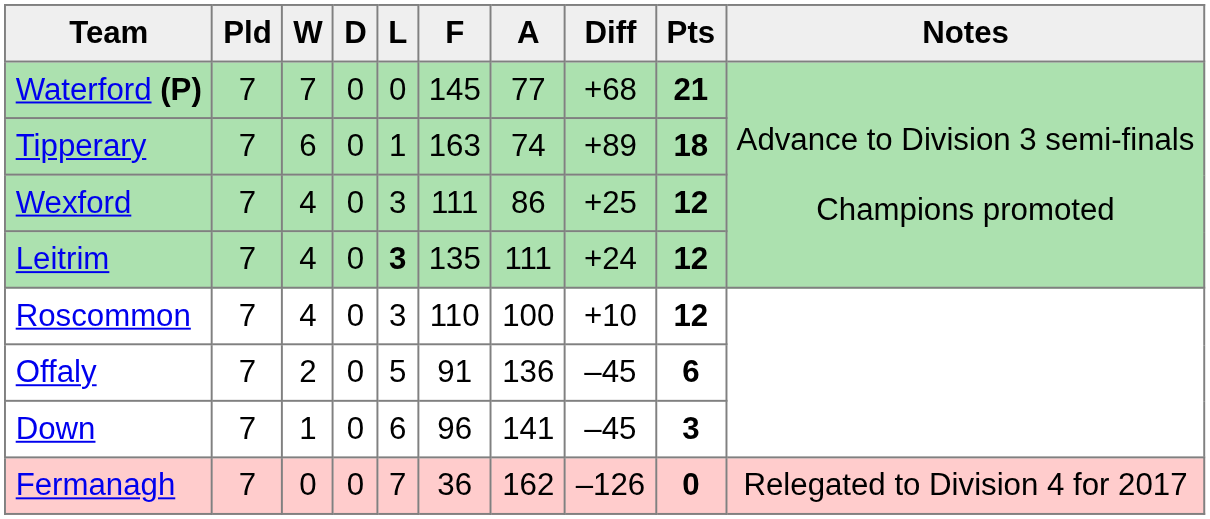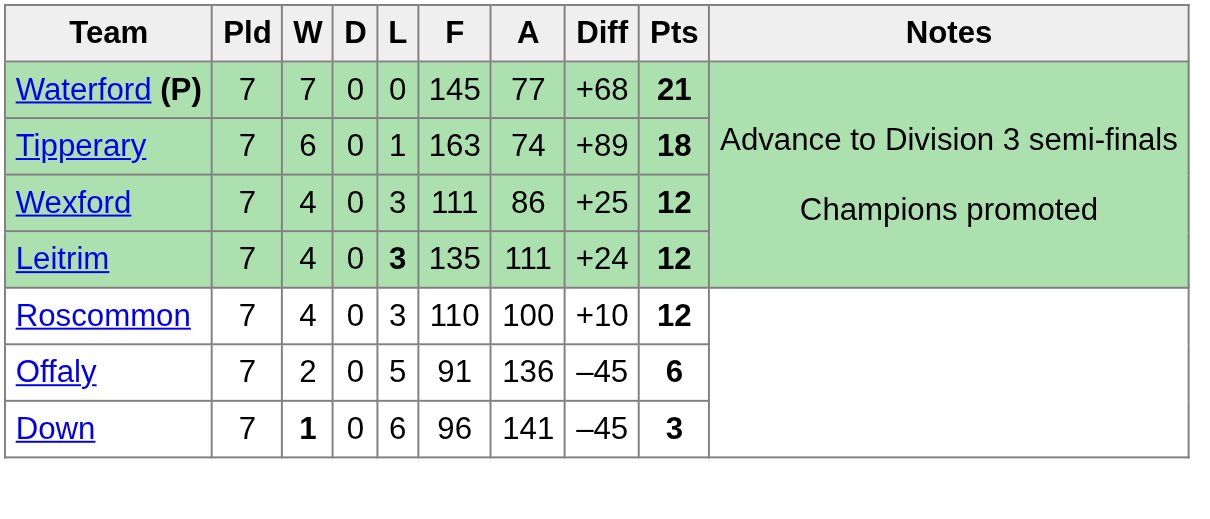(308, 428) normal -> (308, 428) bold
- row: (95, 485)
